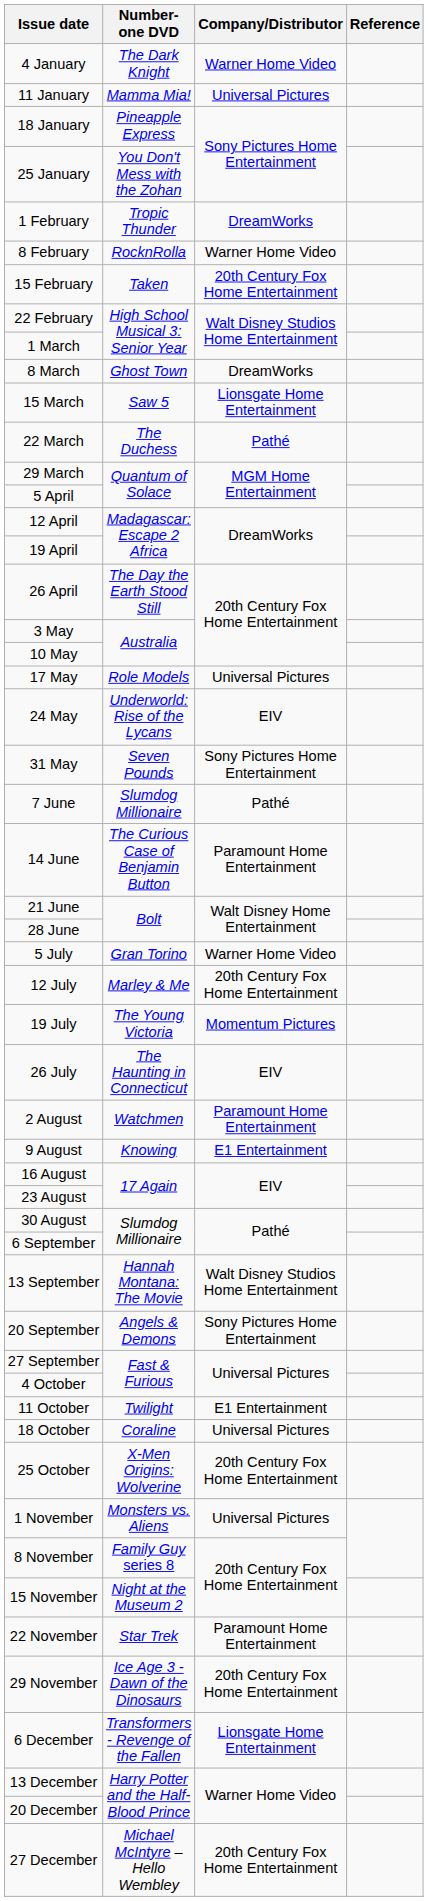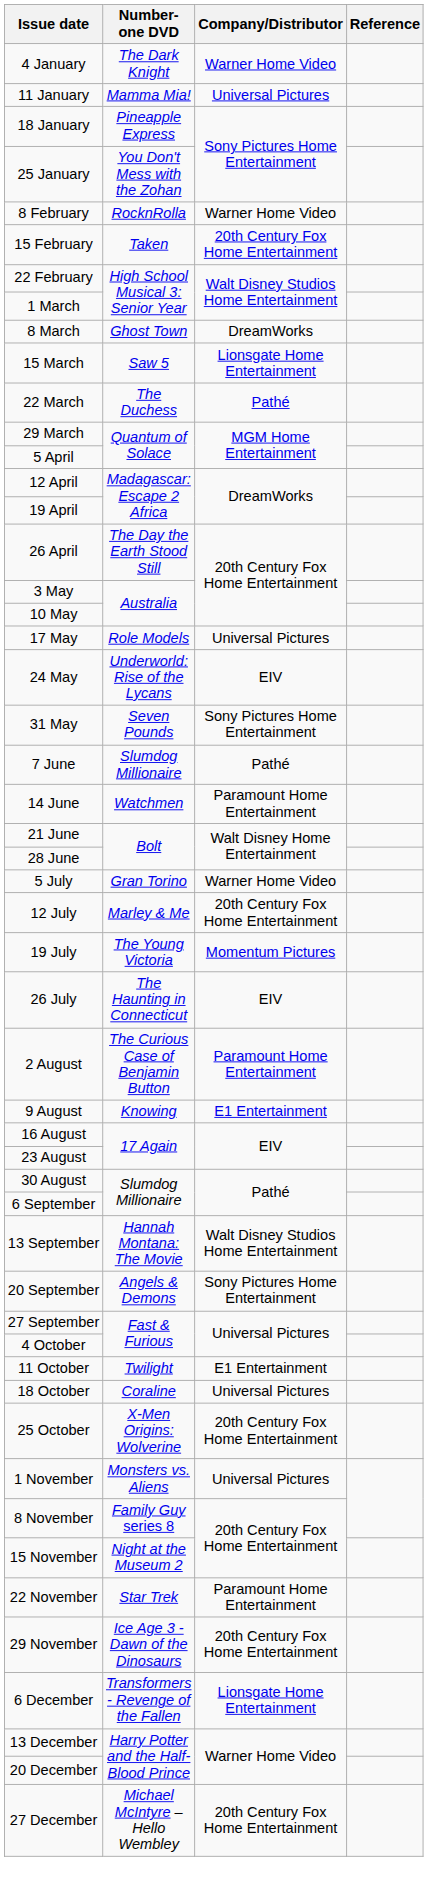- row: (54, 221)
(149, 859) The Curious Case of Benjamin Button -> (149, 803) Watchmen
(149, 1119) Watchmen -> (149, 1063) The Curious Case of Benjamin Button
